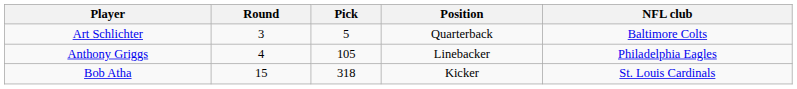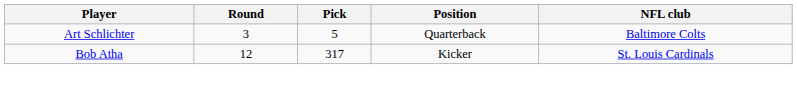- row: (108, 53)
(261, 73) 15 -> (246, 53) 12
(346, 73) 318 -> (335, 53) 317
